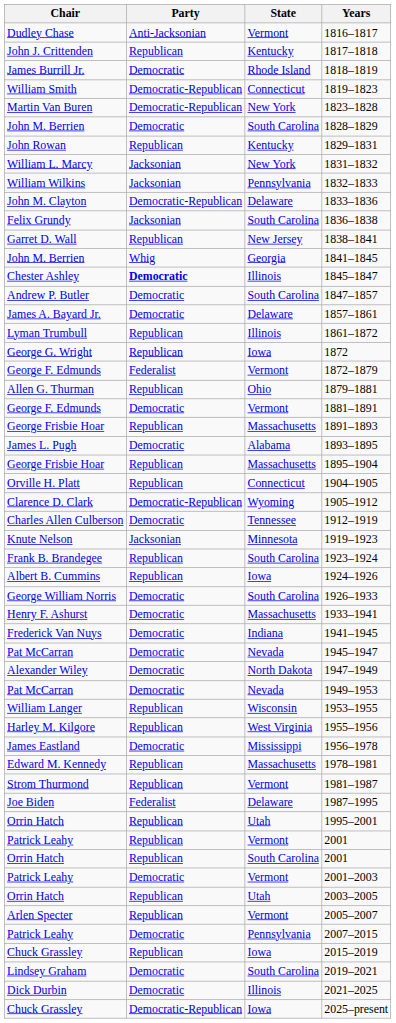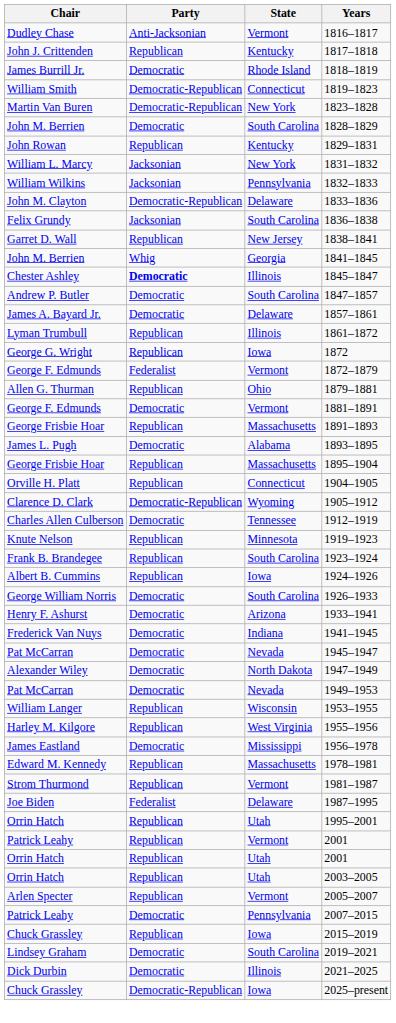(155, 539) Jacksonian -> (156, 539) Republican
(282, 614) Massachusetts -> (267, 614) Arizona
(283, 858) South Carolina -> (259, 858) Utah
- row: (40, 877)
